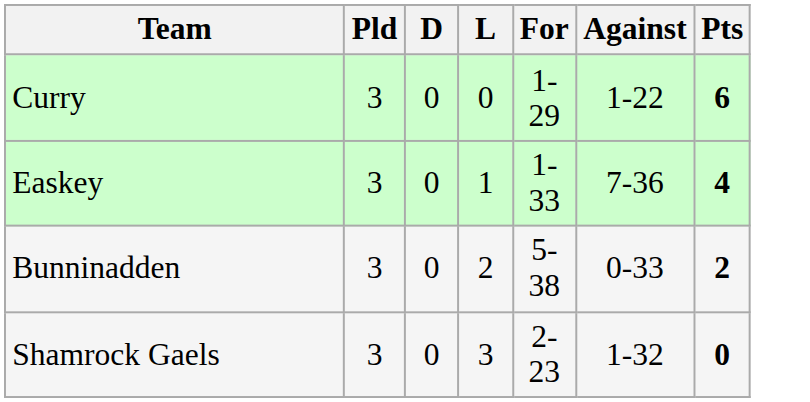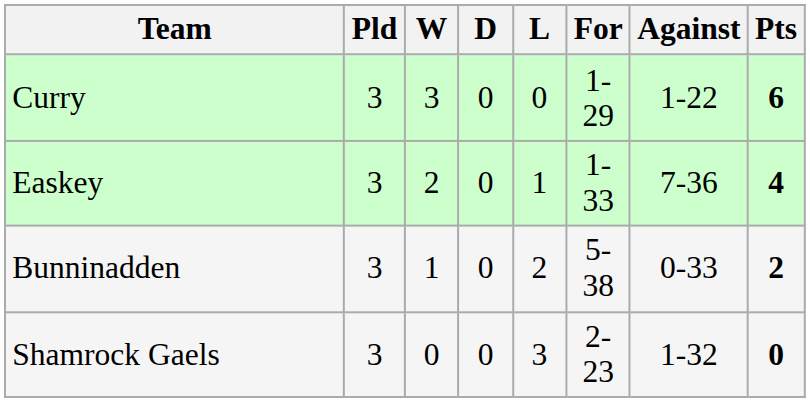+ column: (432, 29)
